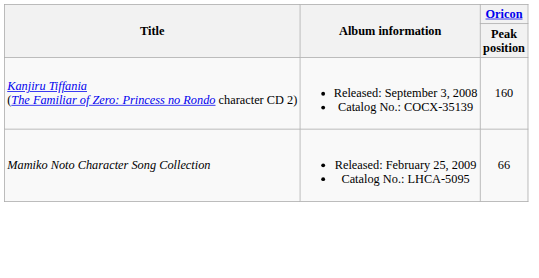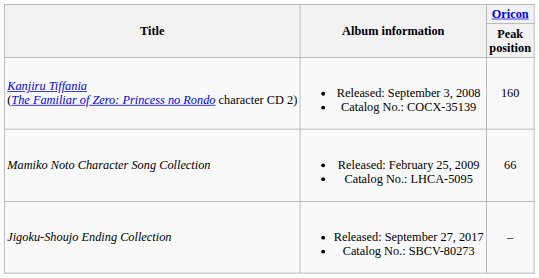+ row: (89, 237)
